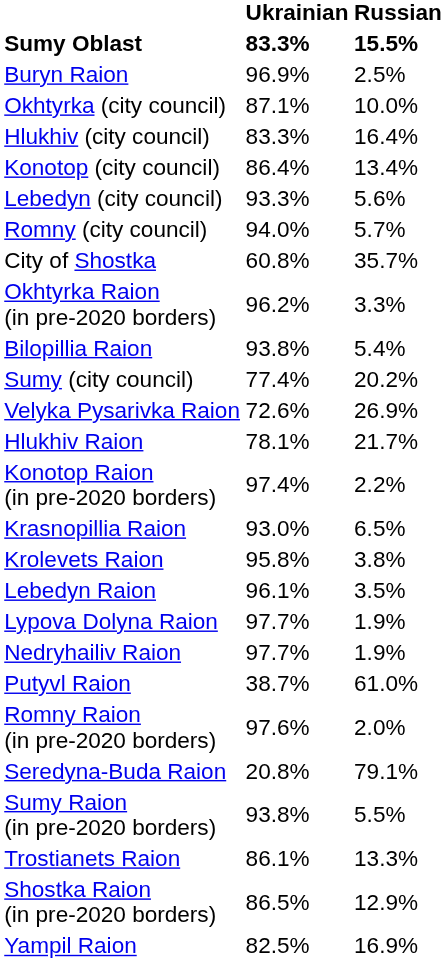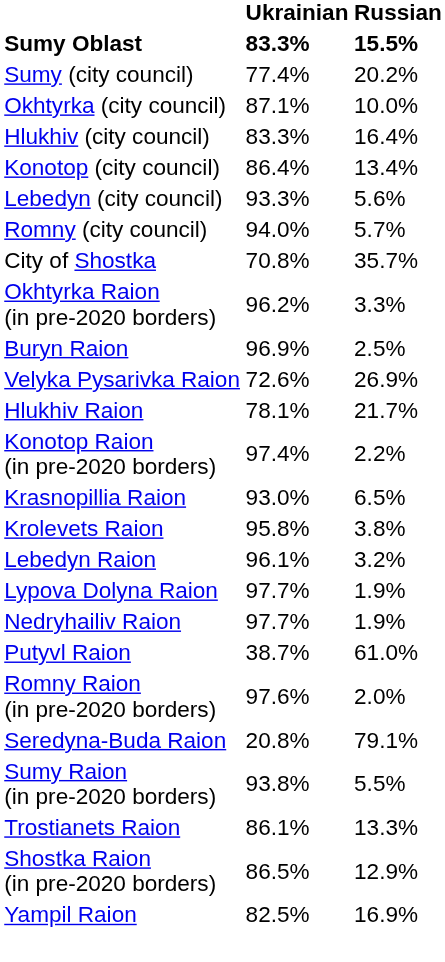rows swapped: (99, 379) <-> (66, 74)
(278, 260) 60.8% -> (278, 260) 70.8%
- row: (78, 348)
(380, 590) 3.5% -> (380, 559) 3.2%
